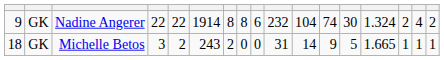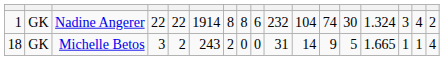(18, 22) 9 -> (18, 22) 1
(406, 22) 2 -> (406, 22) 3
(433, 44) 1 -> (433, 44) 4
